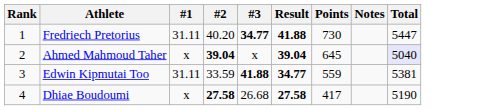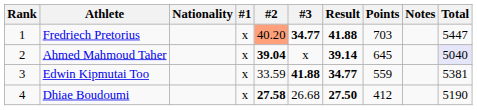+ column: (203, 14)
(186, 34) 31.11 -> (245, 34) x
(220, 34) no background -> (271, 34) lightsalmon background
(332, 34) 730 -> (383, 34) 703
(292, 54) 39.04 -> (343, 54) 39.14
(186, 74) 31.11 -> (245, 74) x
(292, 94) 27.58 -> (343, 94) 27.50
(332, 94) 417 -> (383, 94) 412
